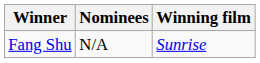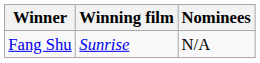columns swapped: (204, 17) <-> (114, 17)
